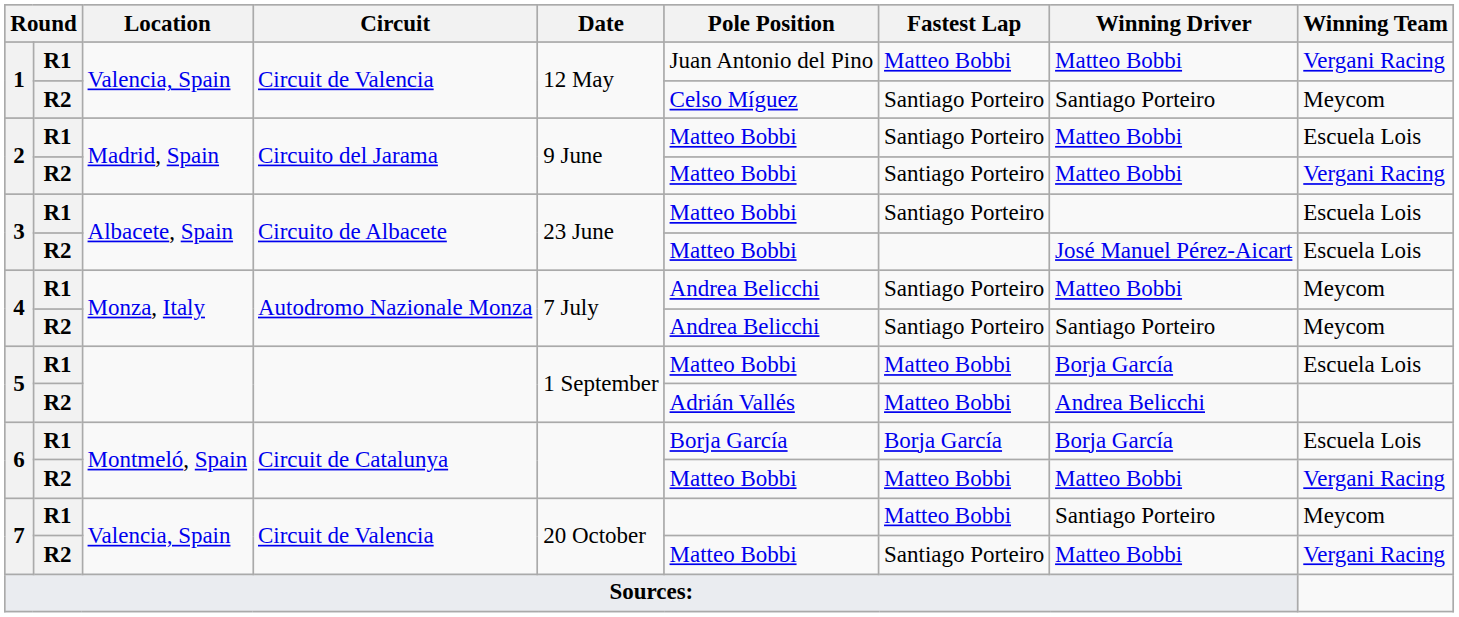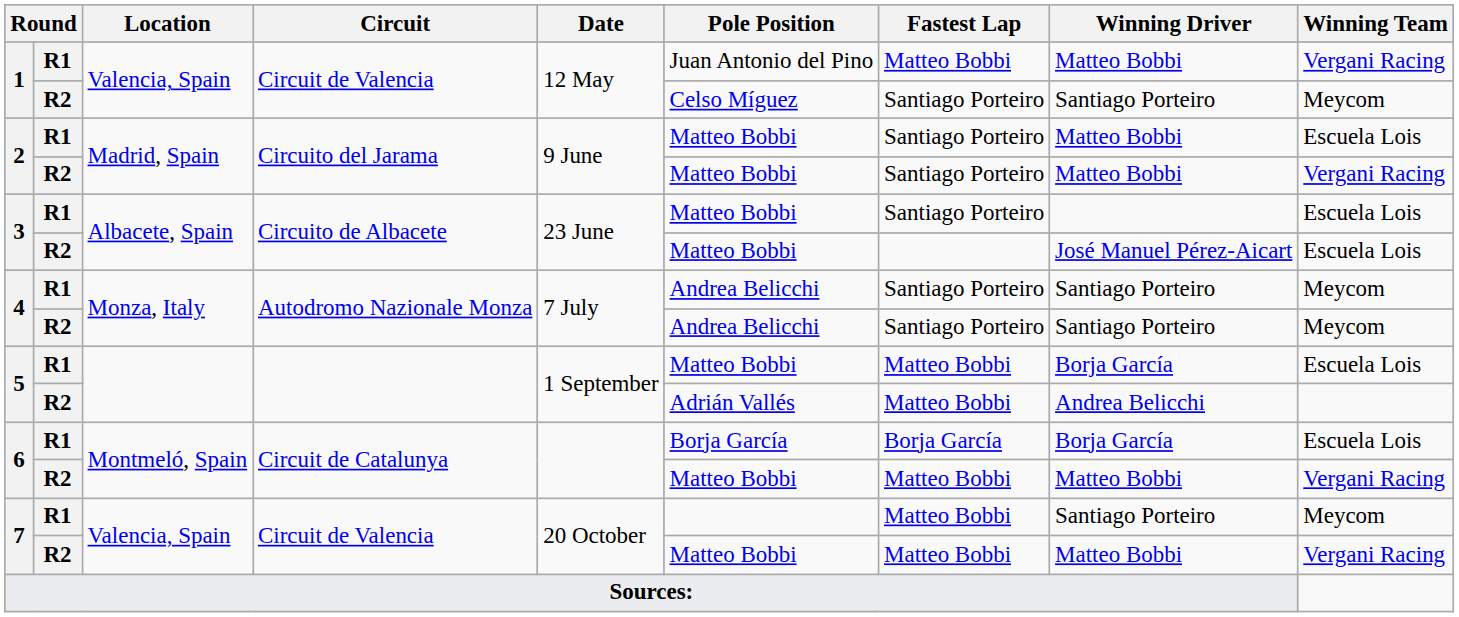(1119, 288) Matteo Bobbi -> (1135, 288) Santiago Porteiro
(964, 553) Santiago Porteiro -> (948, 553) Matteo Bobbi
